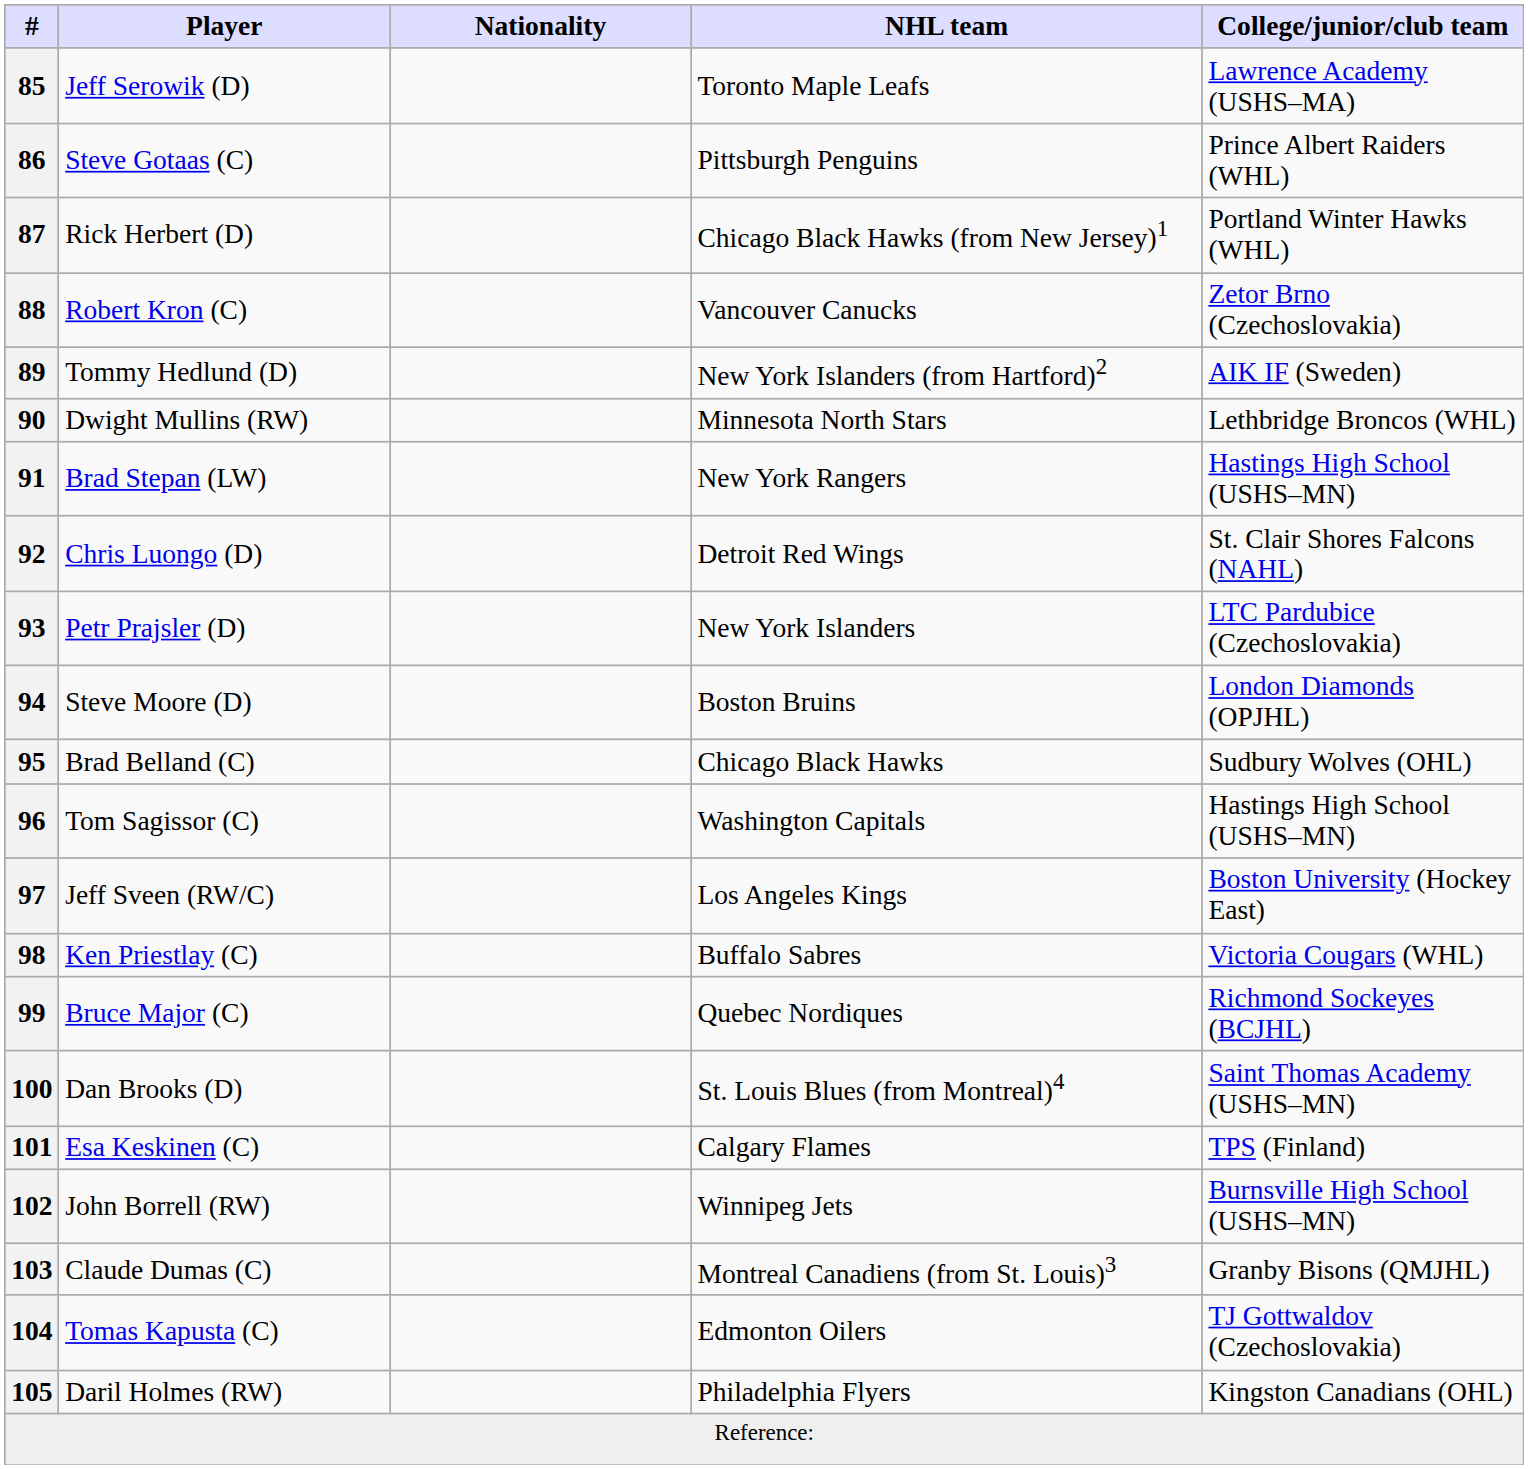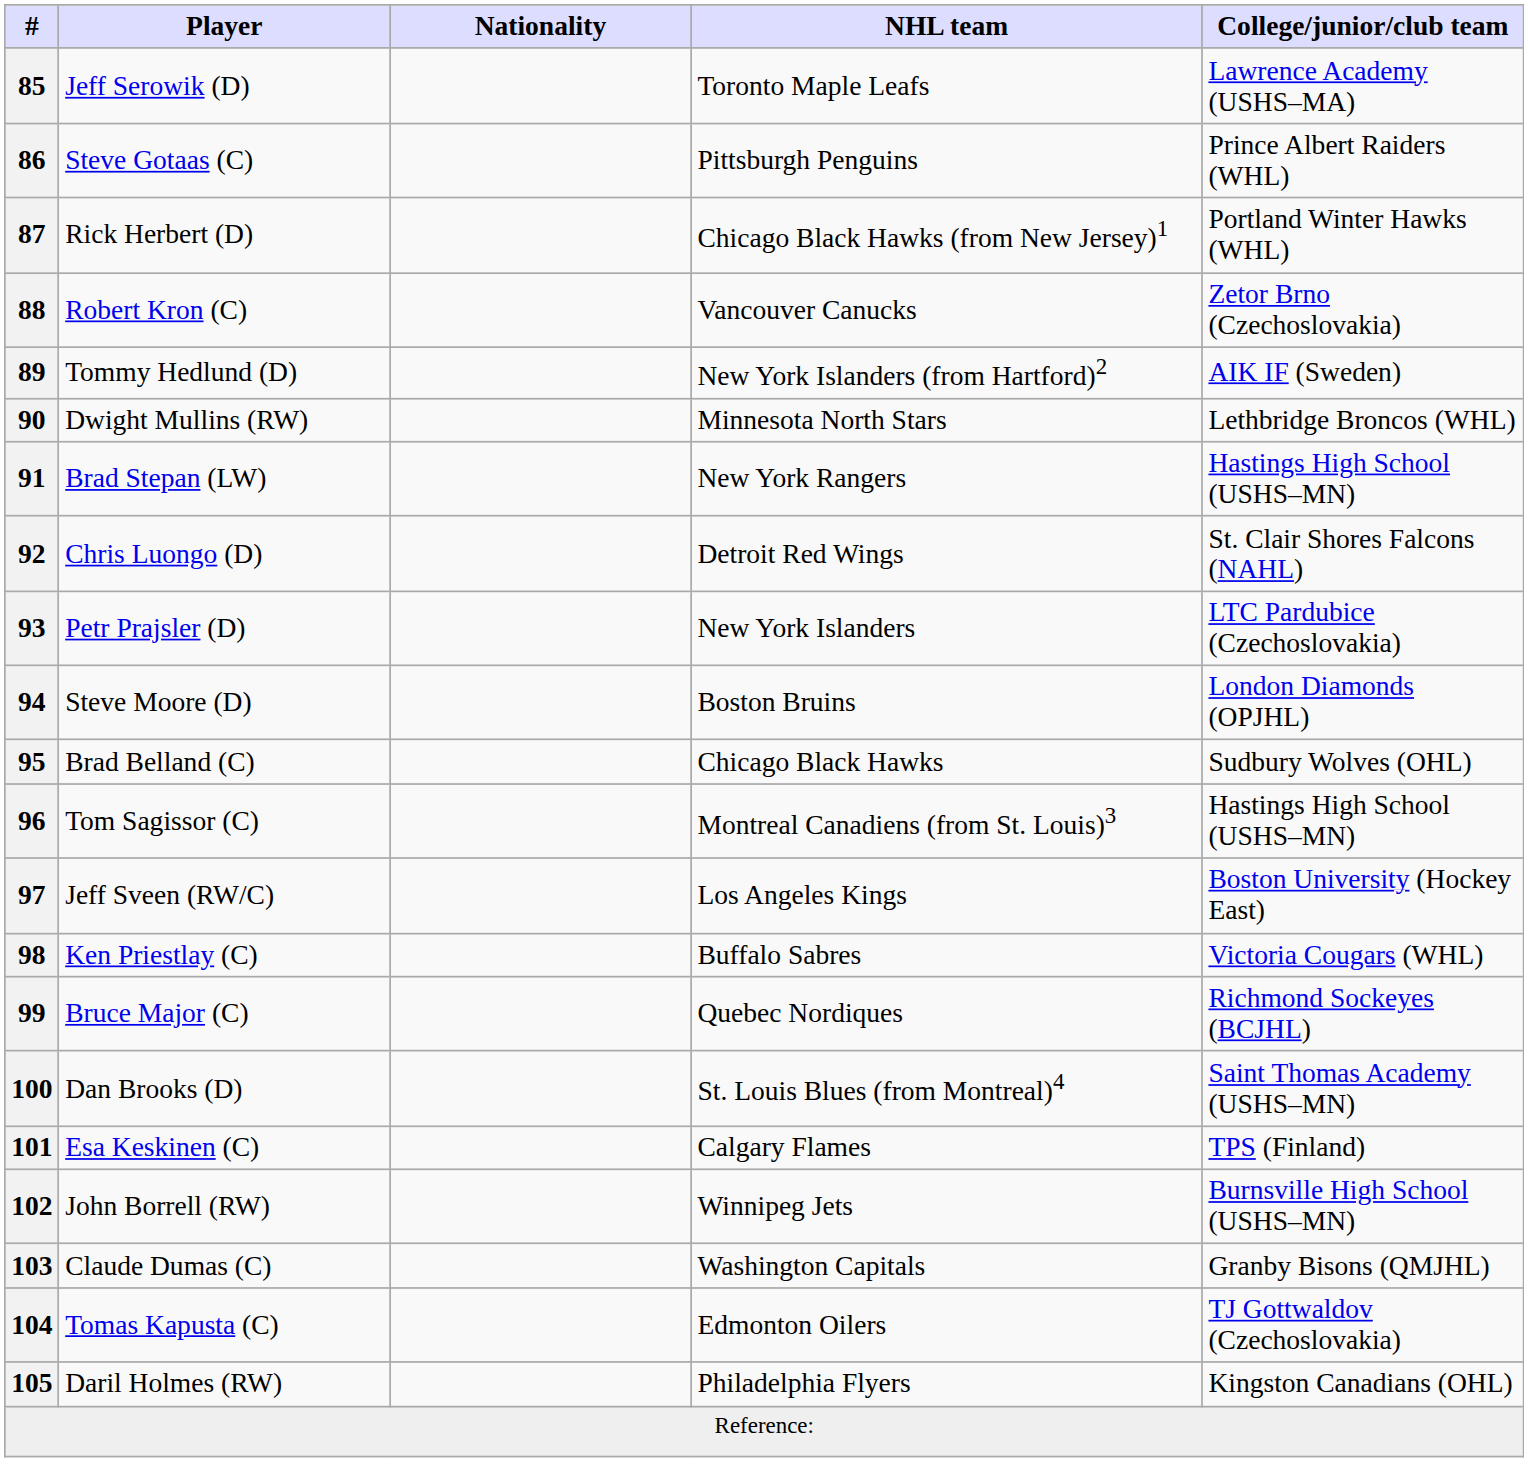(811, 820) Washington Capitals -> (907, 820) Montreal Canadiens (from St. Louis)3
(907, 1269) Montreal Canadiens (from St. Louis)3 -> (811, 1265) Washington Capitals
